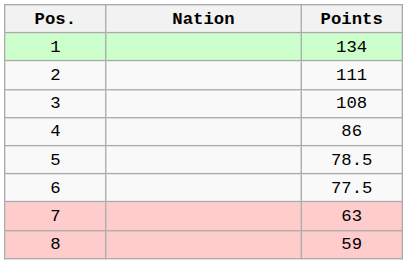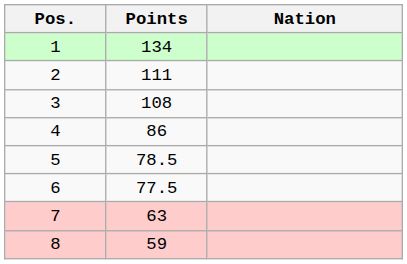columns swapped: (204, 19) <-> (352, 19)
